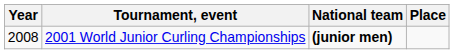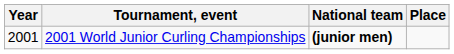(23, 37) 2008 -> (23, 37) 2001
